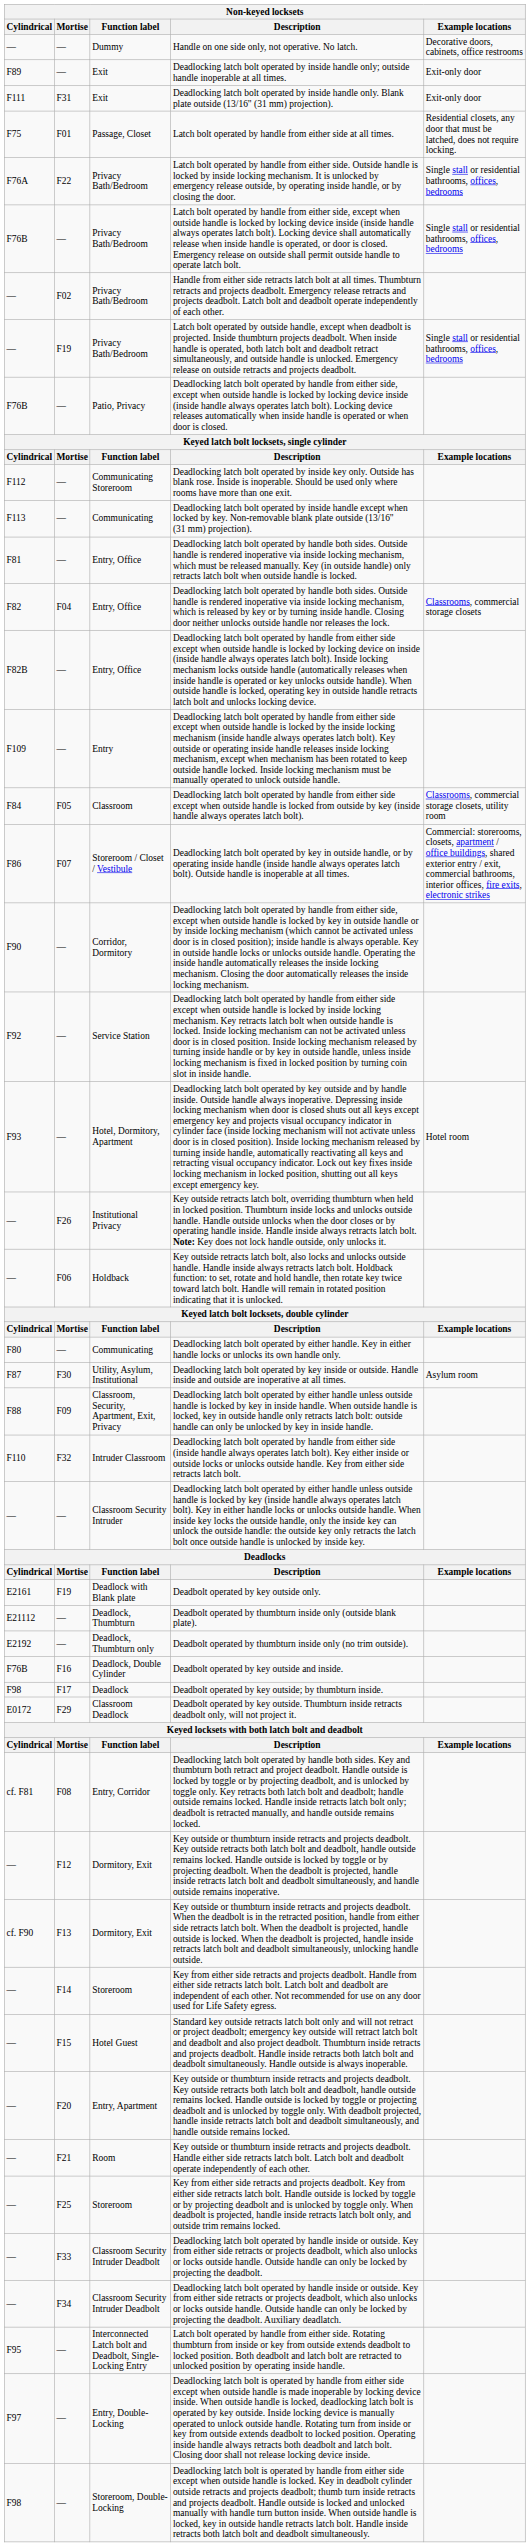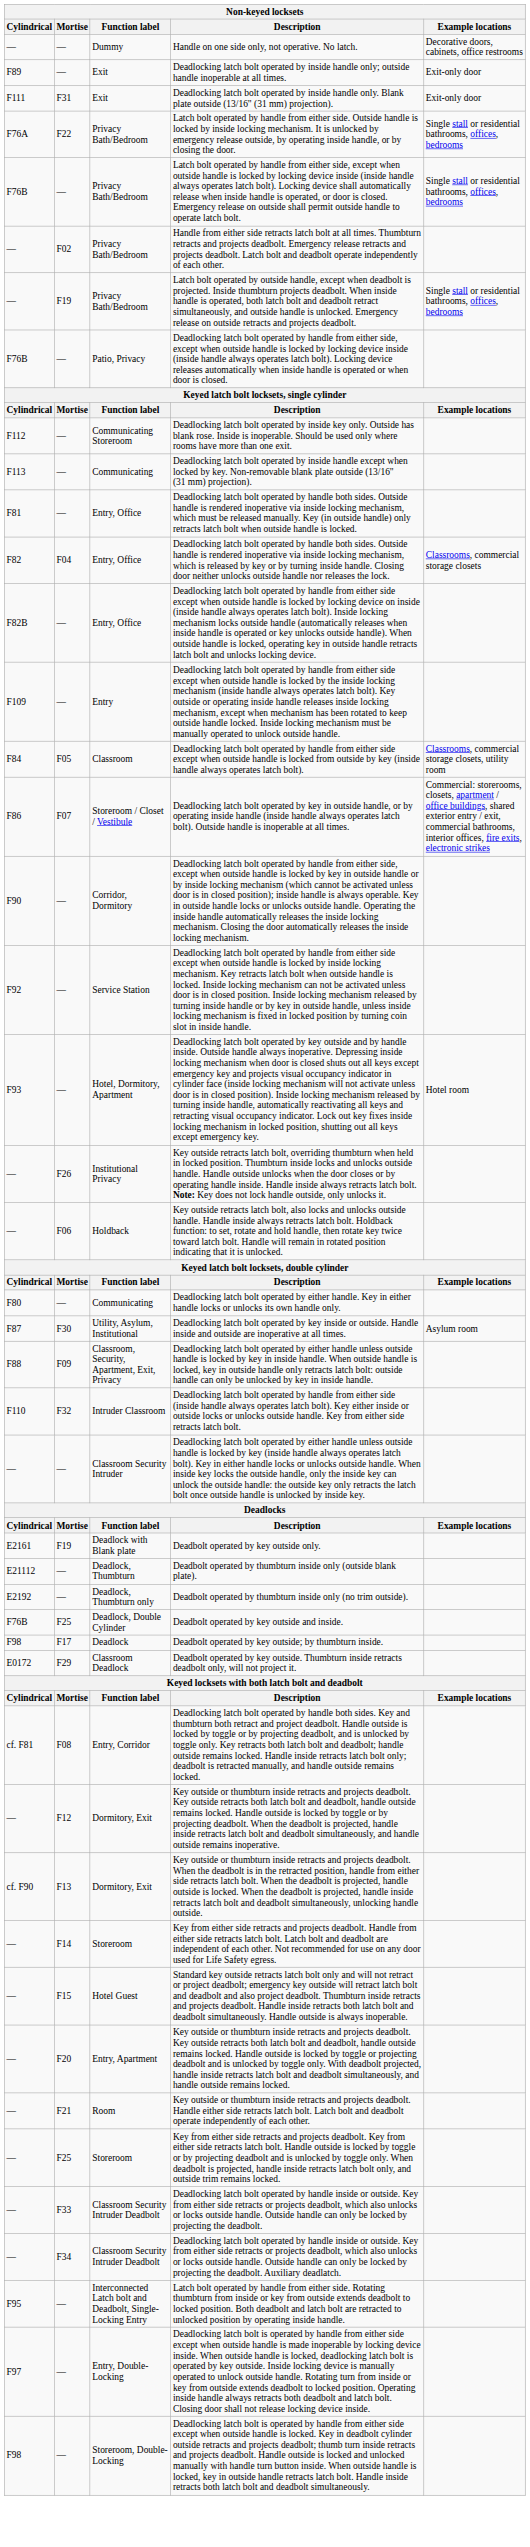- row: (283, 134)
(64, 1669) F16 -> (64, 1622) F25
